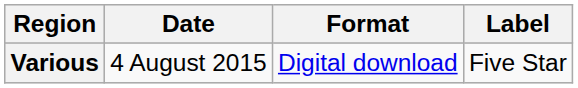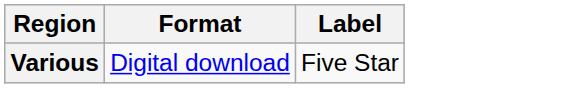- column: (188, 23)
